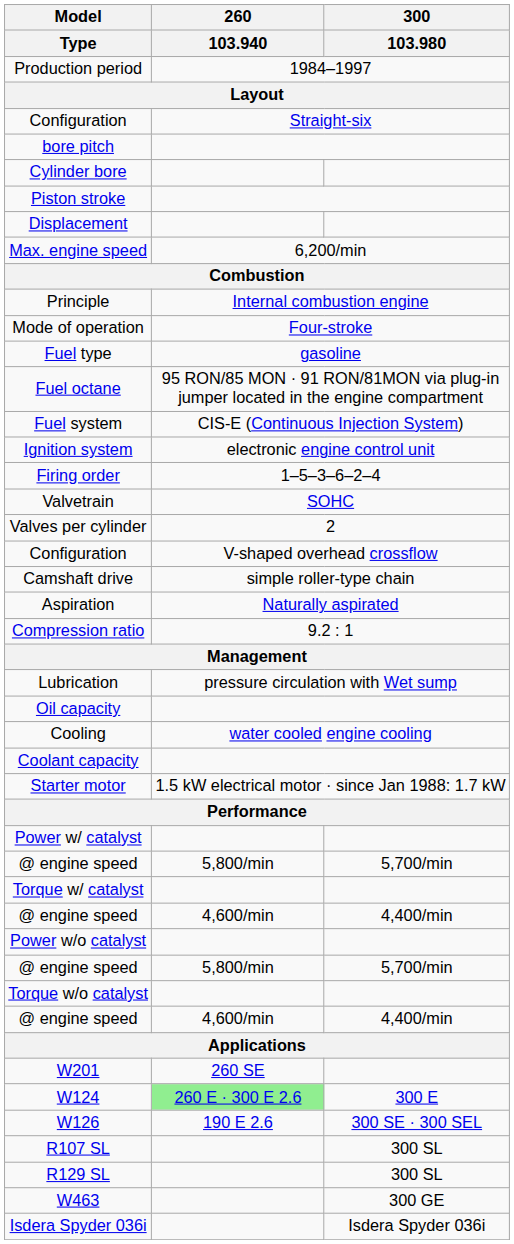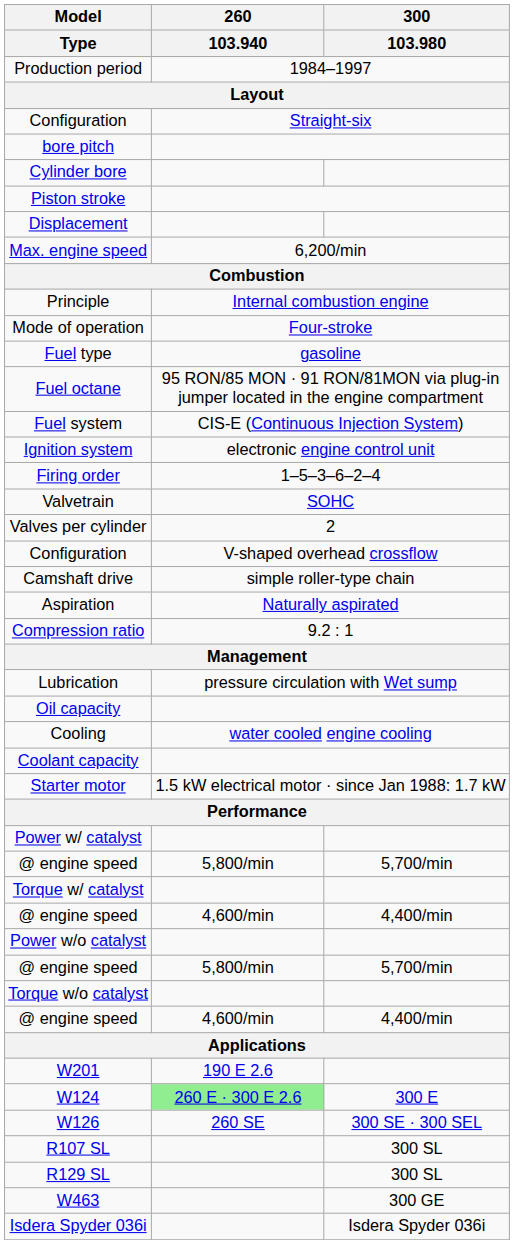(238, 1071) 260 SE -> (238, 1071) 190 E 2.6
(238, 1122) 190 E 2.6 -> (238, 1122) 260 SE
